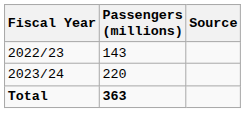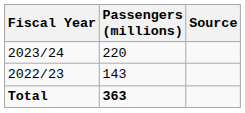rows swapped: (36, 53) <-> (36, 75)
